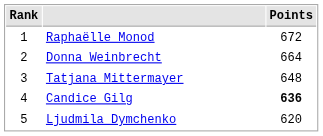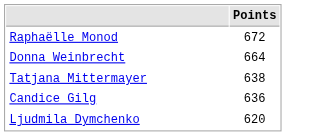- column: (24, 16)
(291, 79) 648 -> (255, 79) 638
(291, 99) bold -> (255, 99) normal
